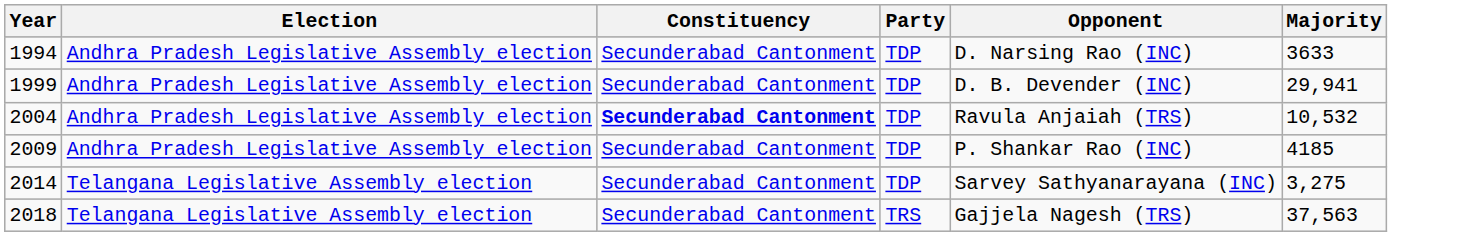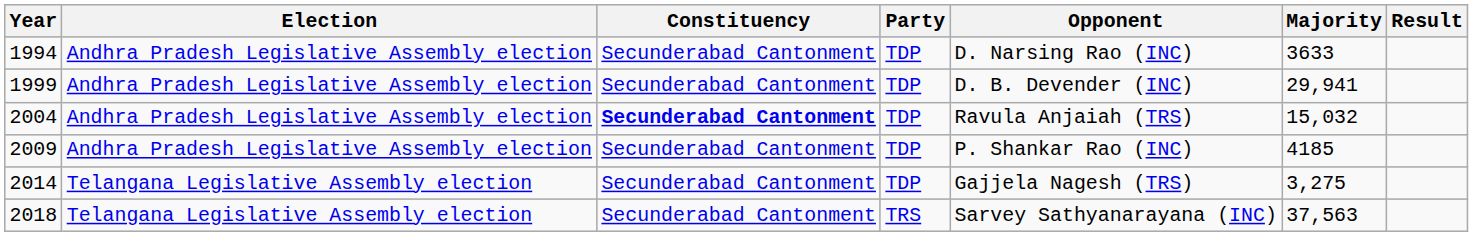+ column: (1427, 21)
(1322, 118) 10,532 -> (1322, 118) 15,032
(1116, 183) Sarvey Sathyanarayana (INC) -> (1074, 183) Gajjela Nagesh (TRS)
(1074, 215) Gajjela Nagesh (TRS) -> (1116, 215) Sarvey Sathyanarayana (INC)
